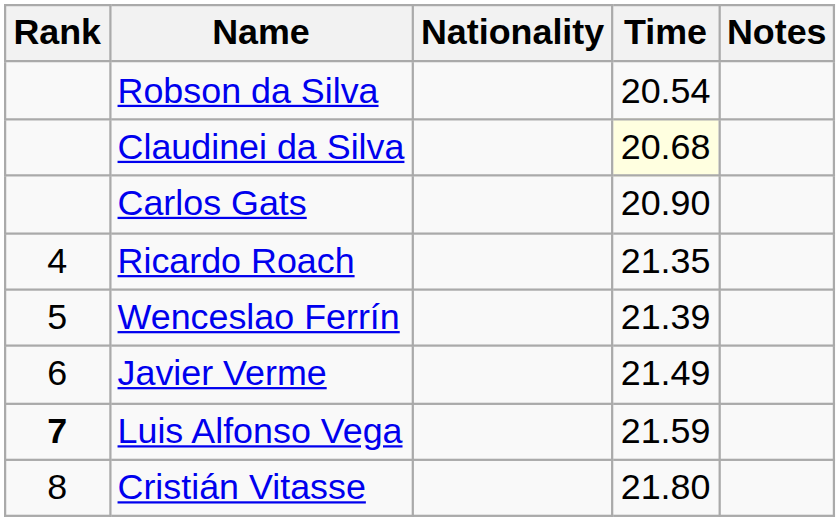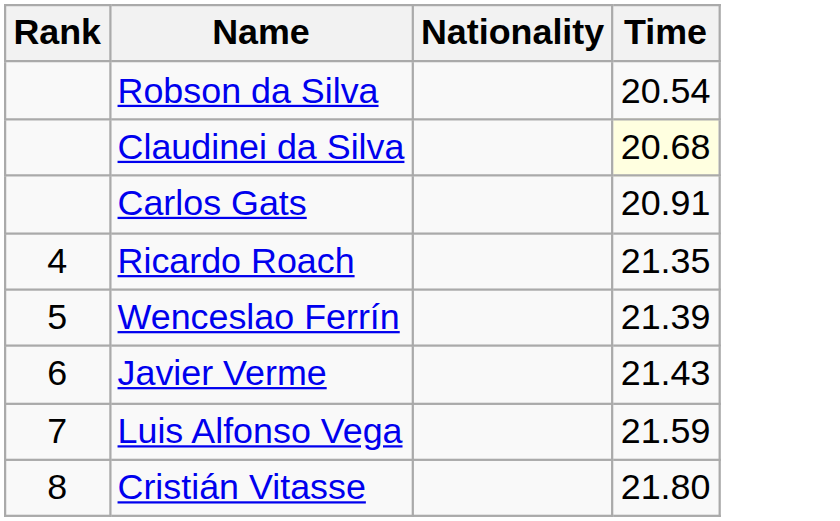- column: (777, 32)
(666, 203) 20.90 -> (666, 203) 20.91
(666, 373) 21.49 -> (666, 373) 21.43
(57, 430) bold -> (57, 430) normal
